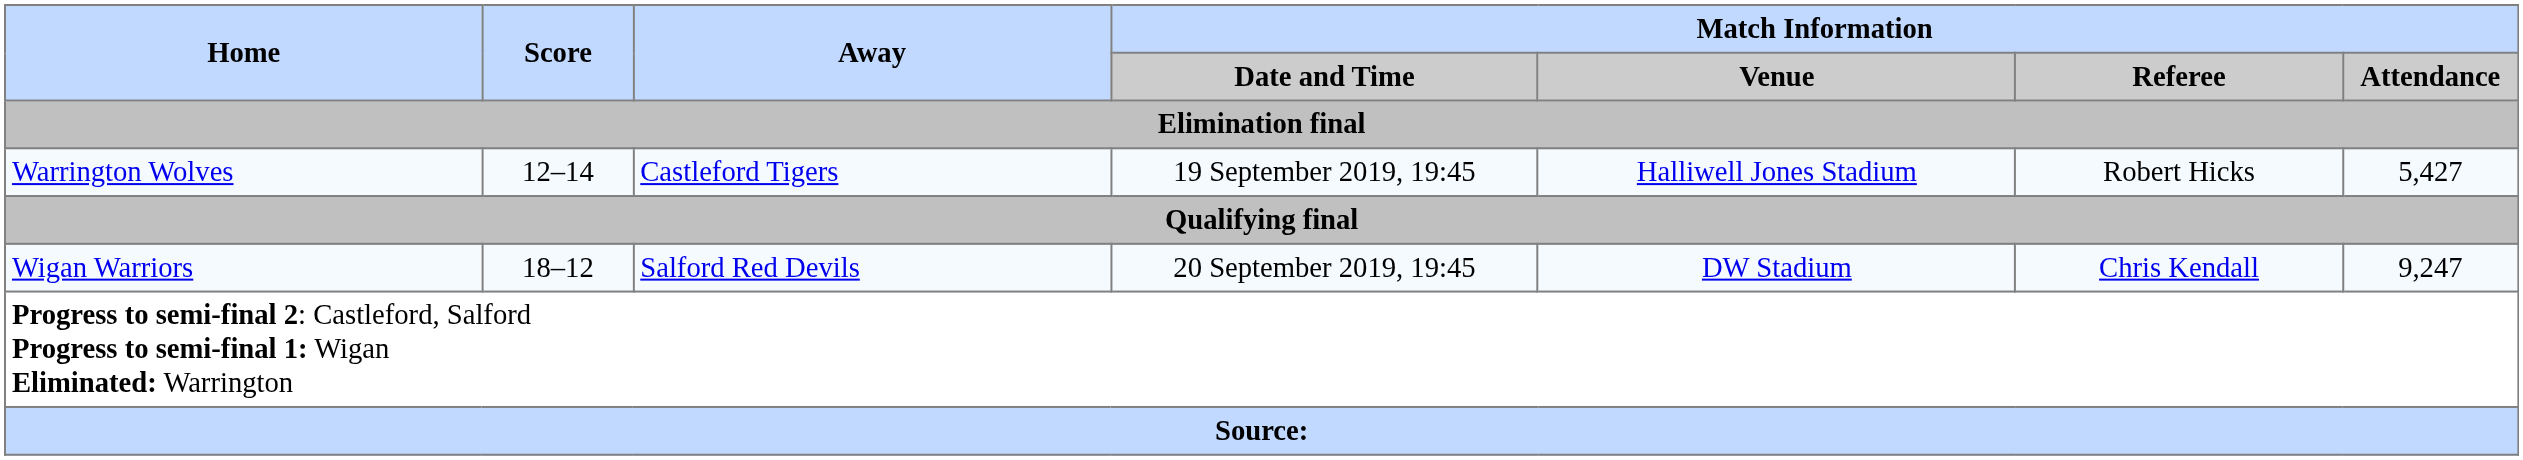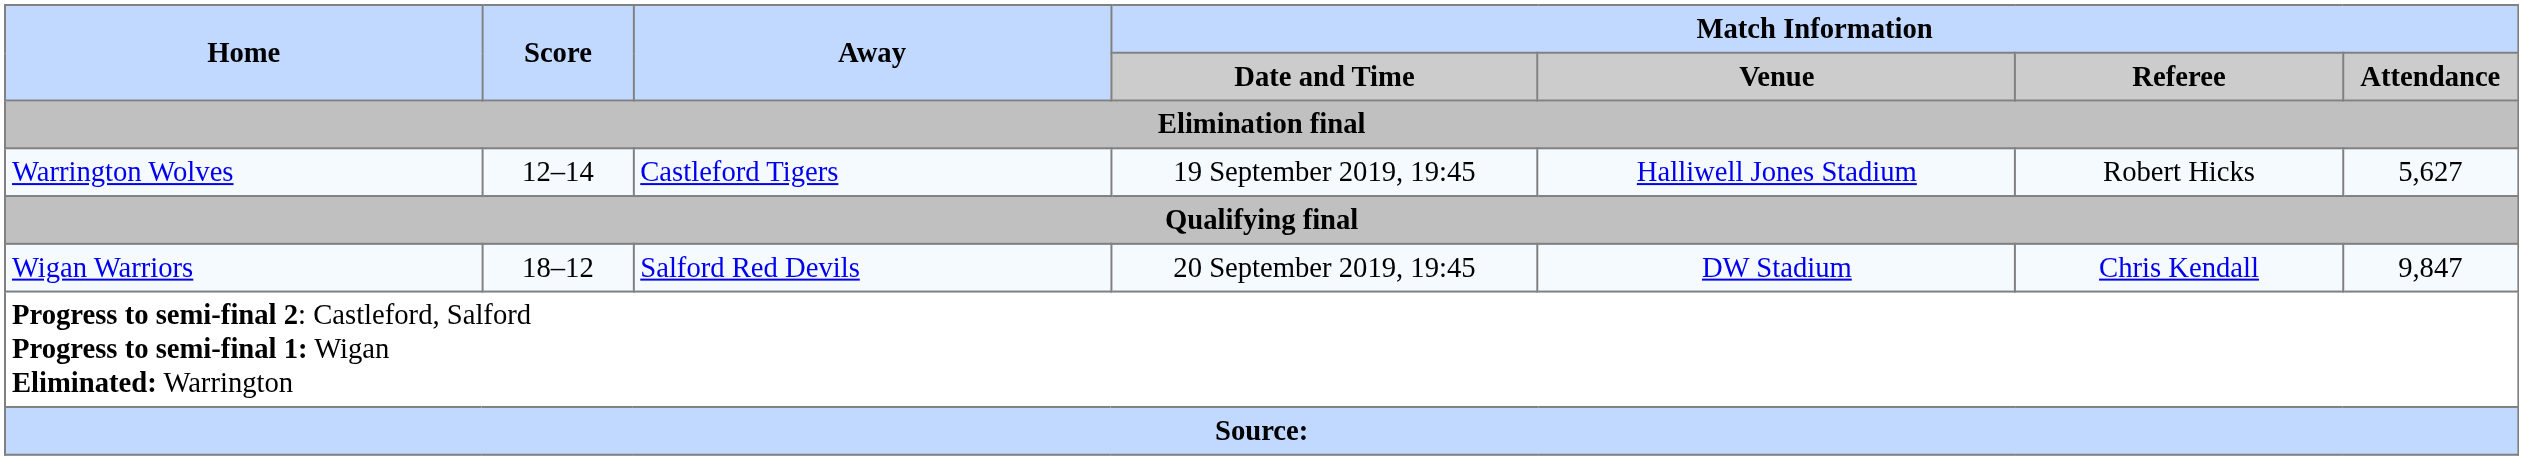(2430, 171) 5,427 -> (2430, 171) 5,627
(2430, 267) 9,247 -> (2430, 267) 9,847
